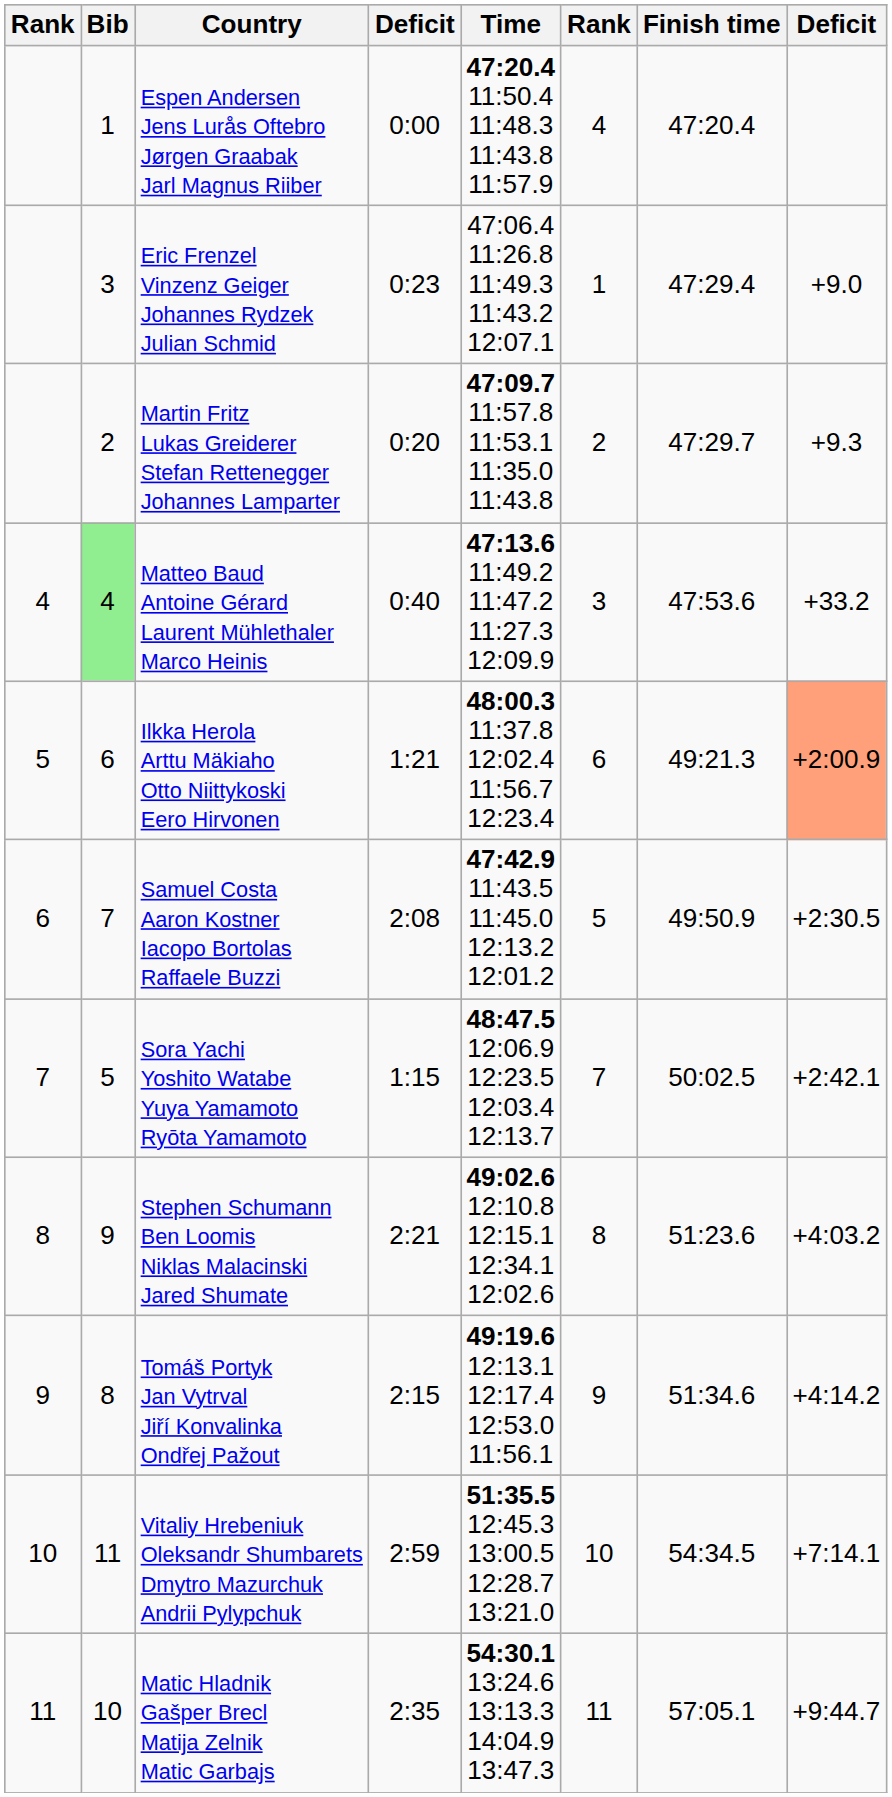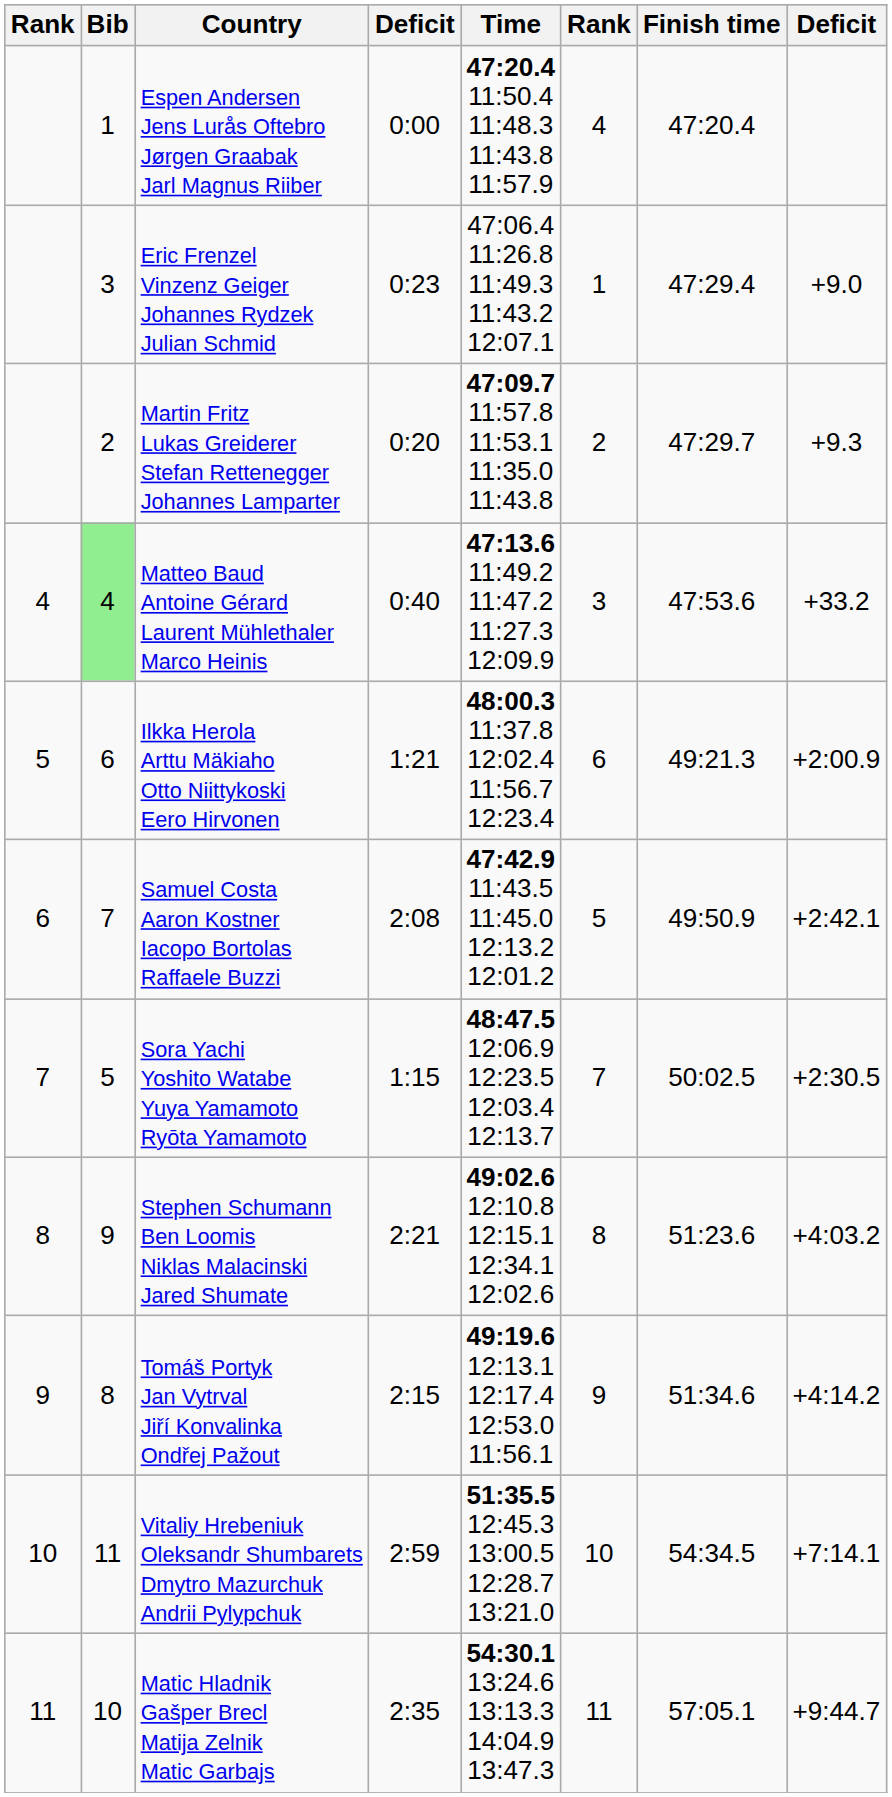(836, 760) lightsalmon background -> (836, 760) no background
(836, 918) +2:30.5 -> (836, 918) +2:42.1
(836, 1077) +2:42.1 -> (836, 1077) +2:30.5
